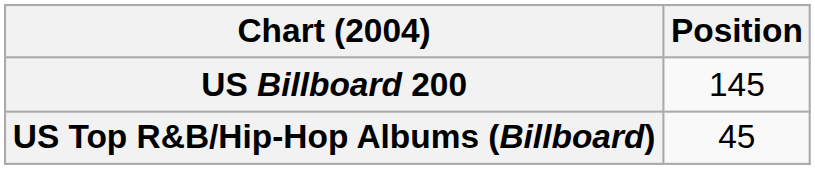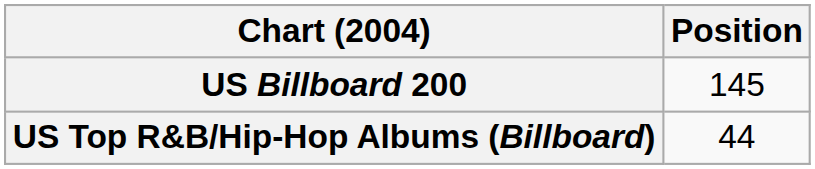(737, 137) 45 -> (737, 137) 44
